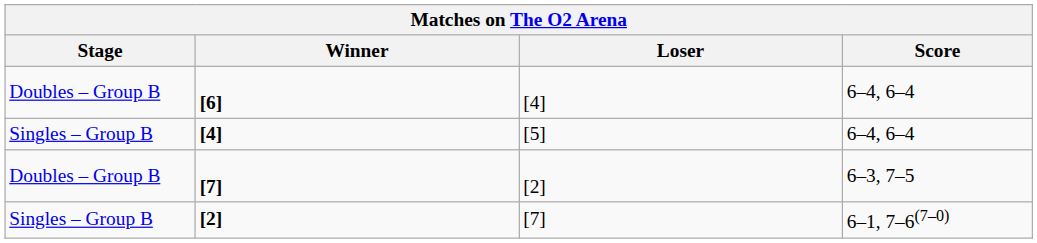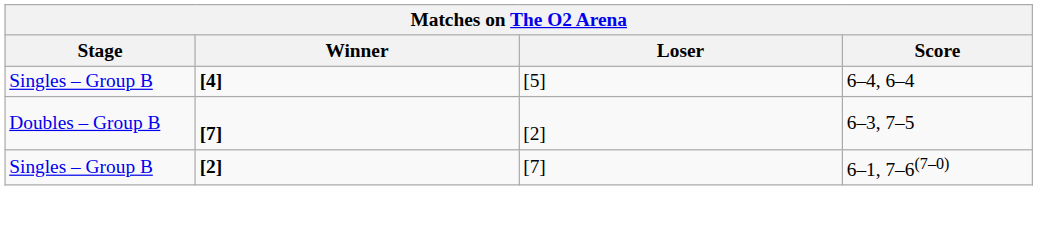- row: (211, 103)
